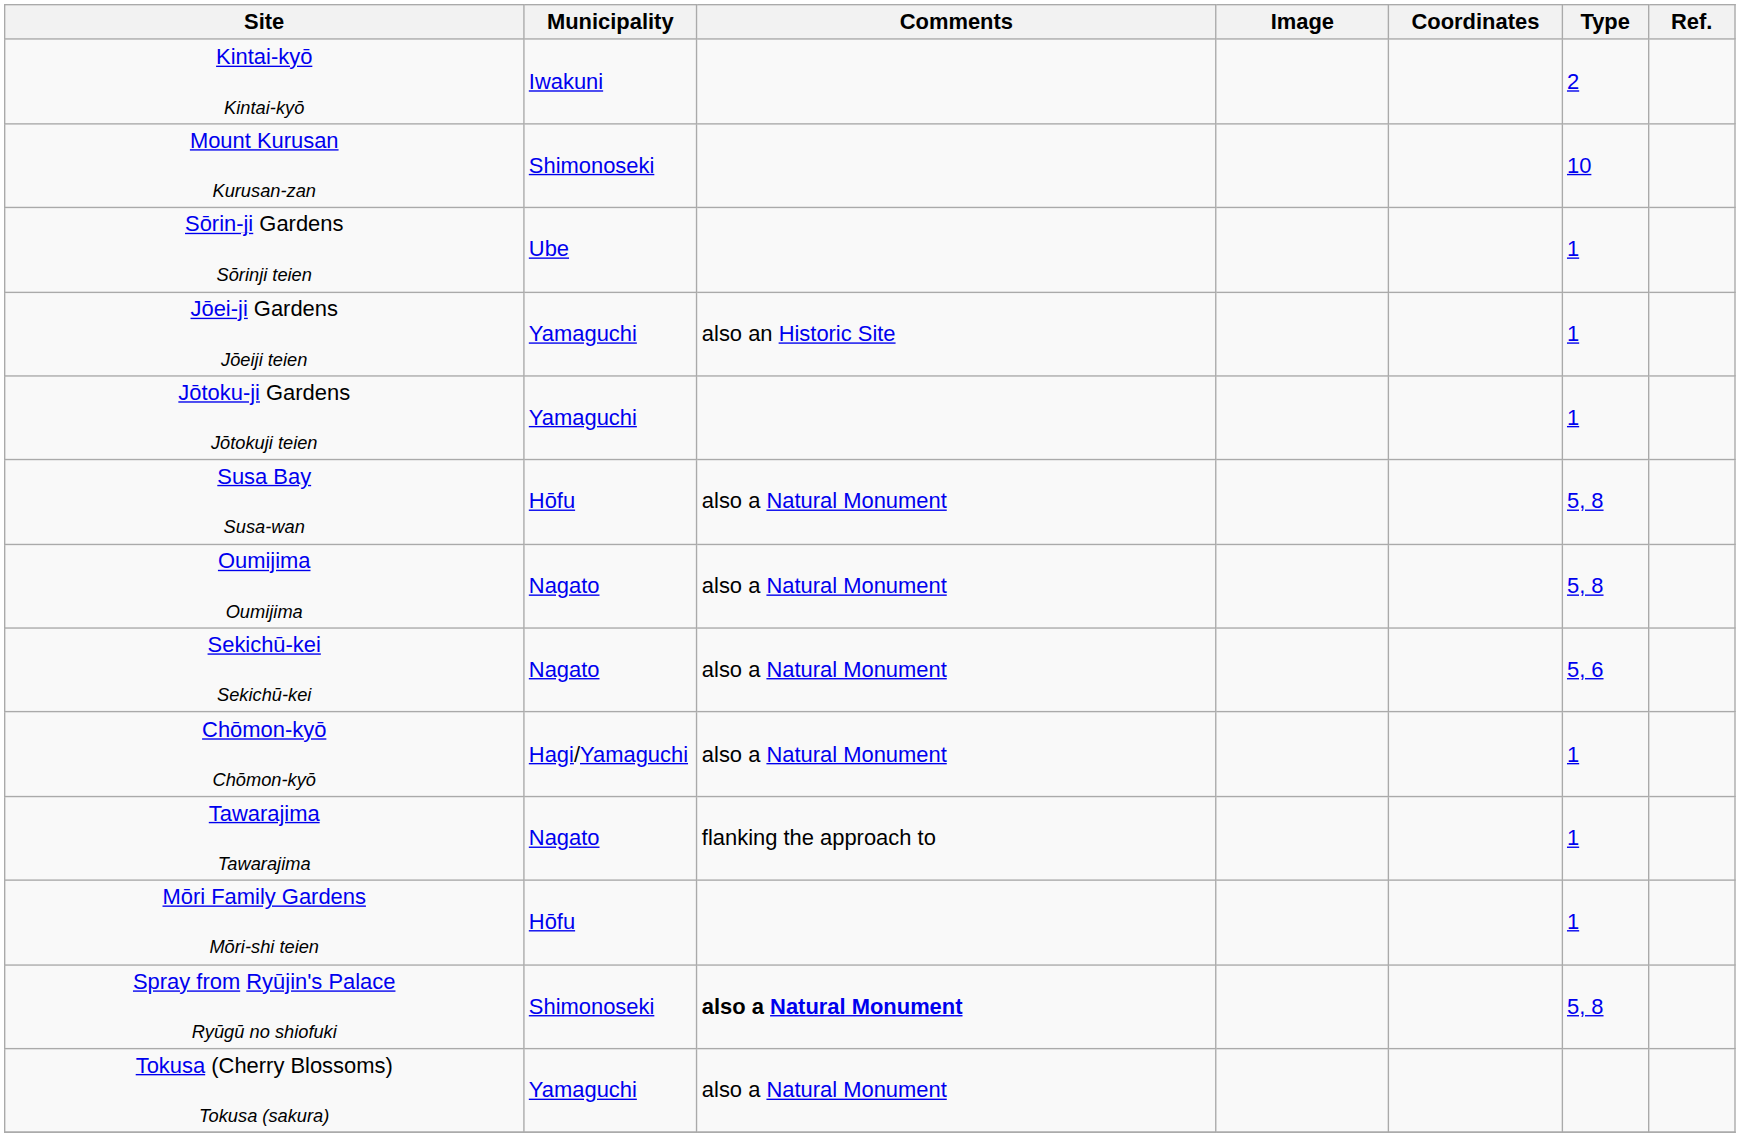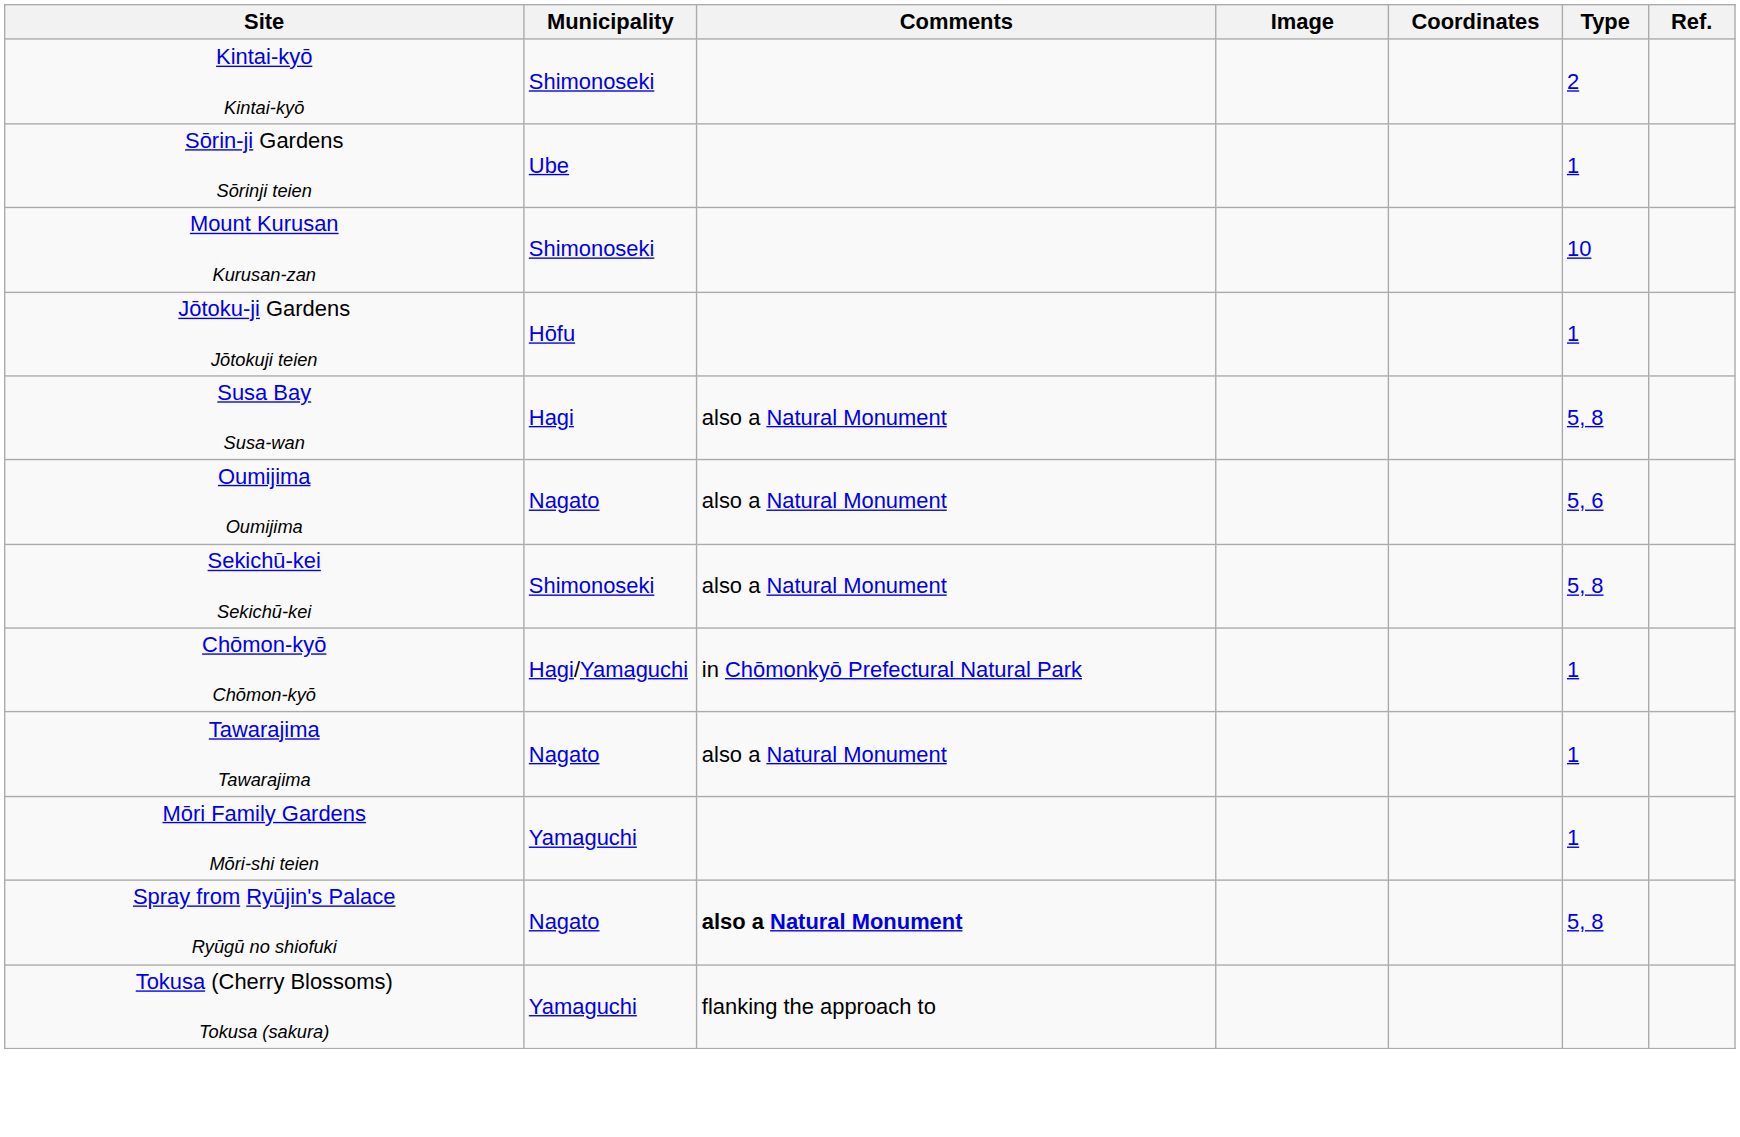(566, 81) Iwakuni -> (592, 81) Shimonoseki
rows swapped: (264, 165) <-> (264, 249)
- row: (264, 333)
(583, 417) Yamaguchi -> (552, 333) Hōfu
(552, 501) Hōfu -> (551, 417) Hagi
(1585, 585) 5, 8 -> (1585, 501) 5, 6
(564, 669) Nagato -> (592, 585) Shimonoseki
(1585, 669) 5, 6 -> (1585, 585) 5, 8
(824, 753) also a Natural Monument -> (892, 669) in Chōmonkyō Prefectural Natural Park
(819, 838) flanking the approach to -> (824, 753) also a Natural Monument
(552, 922) Hōfu -> (583, 838) Yamaguchi
(592, 1006) Shimonoseki -> (564, 922) Nagato
(824, 1090) also a Natural Monument -> (819, 1006) flanking the approach to
